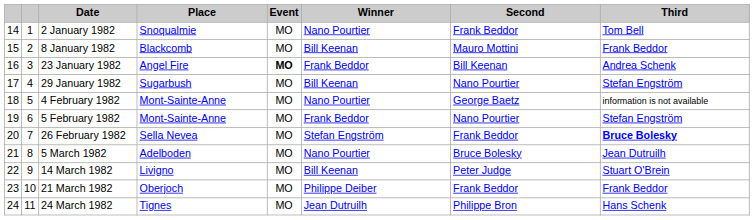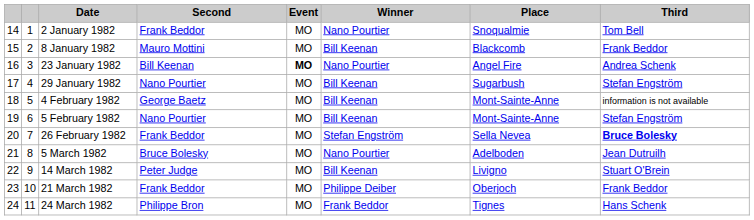columns swapped: (202, 13) <-> (525, 13)
(336, 65) Frank Beddor -> (356, 65) Nano Pourtier
(337, 100) Nano Pourtier -> (350, 100) Bill Keenan
(336, 118) Frank Beddor -> (350, 118) Bill Keenan
(335, 206) Jean Dutruilh -> (356, 206) Frank Beddor
